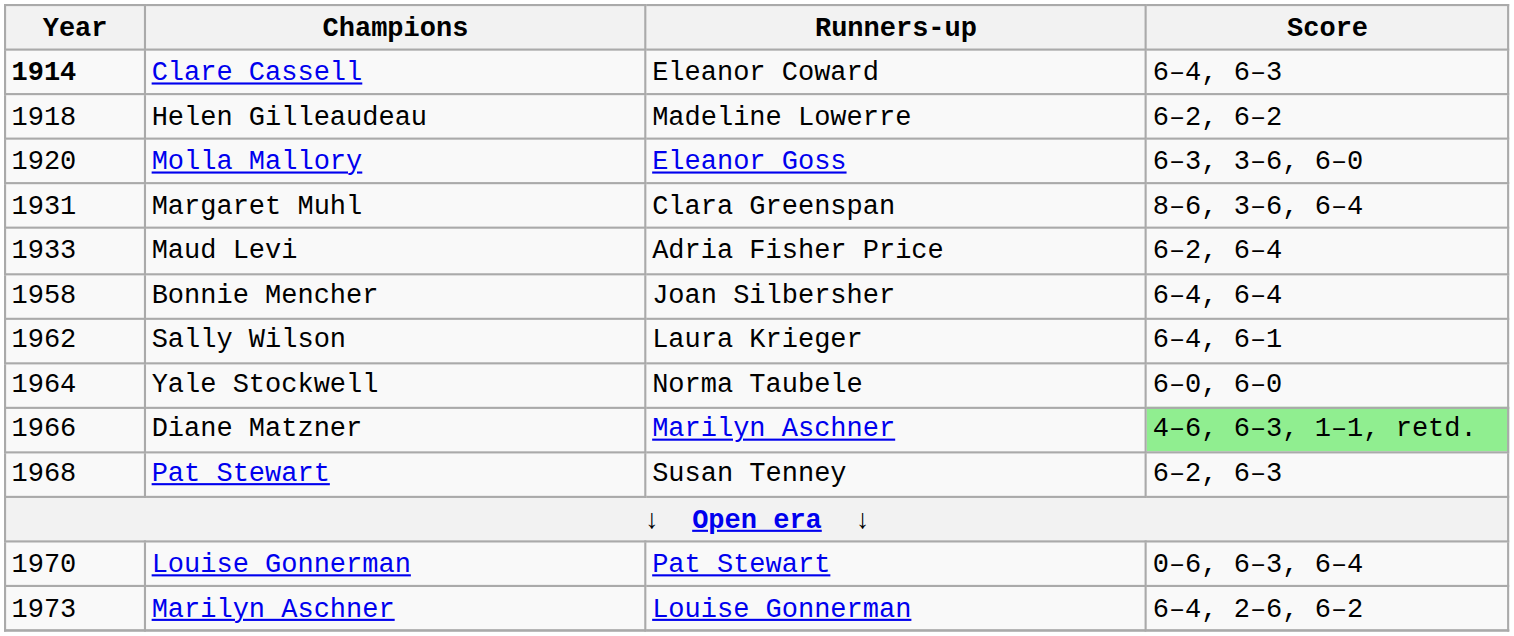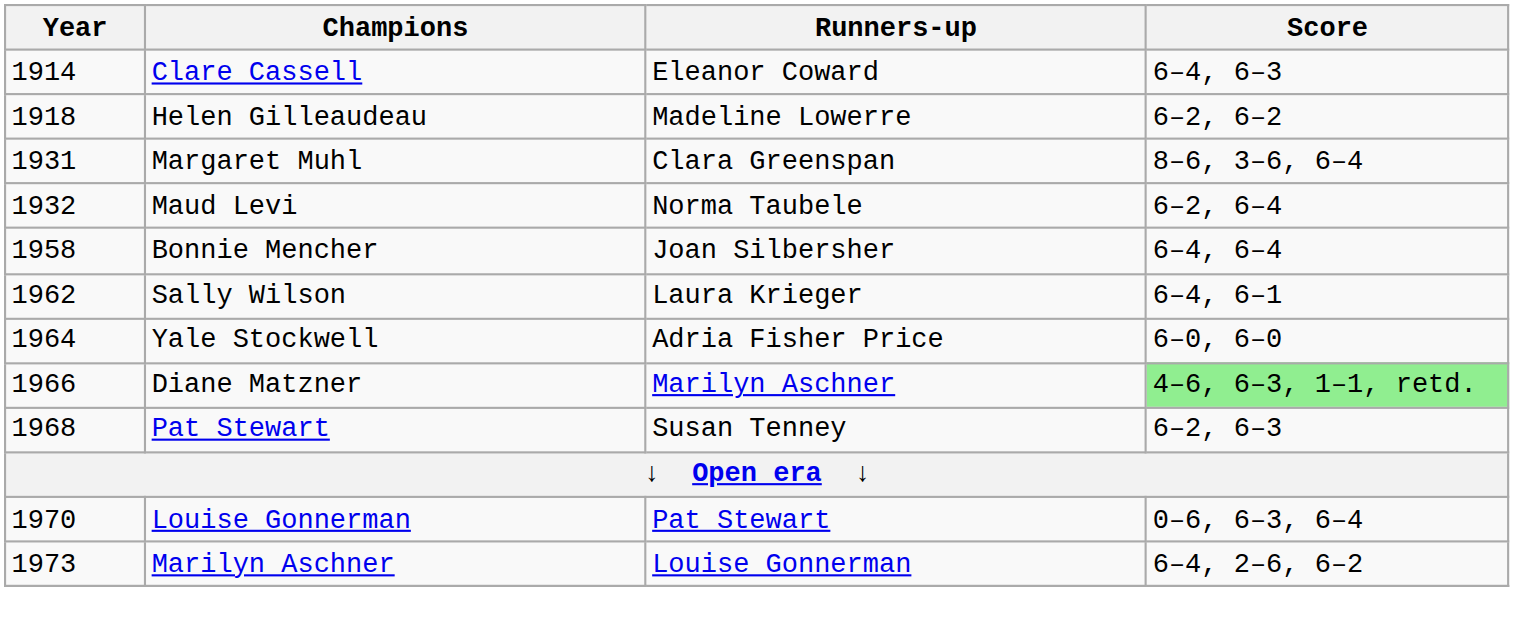(44, 72) bold -> (44, 72) normal
- row: (257, 161)
(44, 251) 1933 -> (44, 206) 1932
(798, 251) Adria Fisher Price -> (757, 206) Norma Taubele
(757, 385) Norma Taubele -> (798, 340) Adria Fisher Price
